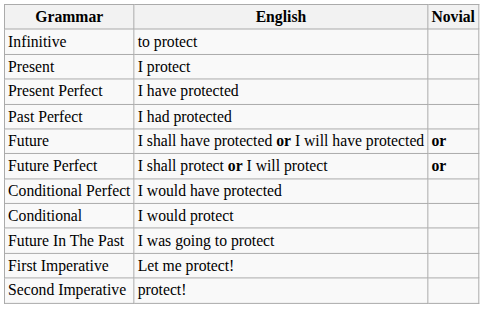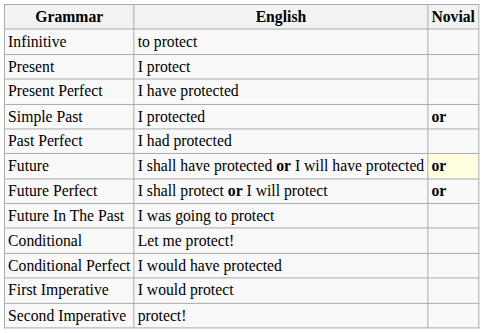+ row: (45, 116)
(439, 141) no background -> (439, 166) lightyellow background
rows swapped: (66, 240) <-> (69, 191)
(186, 215) I would protect -> (186, 240) Let me protect!
(186, 265) Let me protect! -> (186, 290) I would protect
